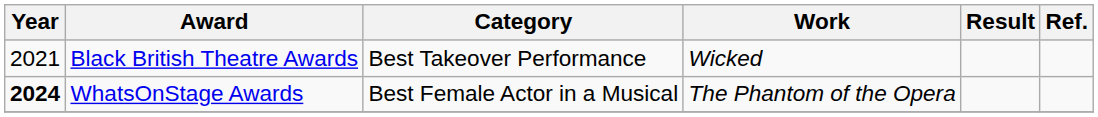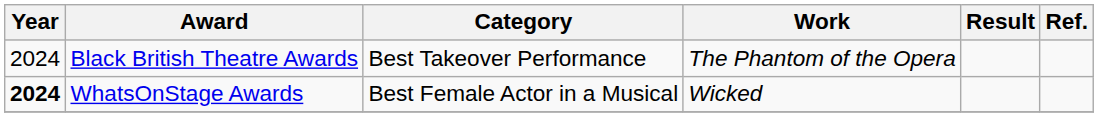(35, 58) 2021 -> (35, 58) 2024
(725, 58) Wicked -> (822, 58) The Phantom of the Opera
(822, 93) The Phantom of the Opera -> (725, 93) Wicked
